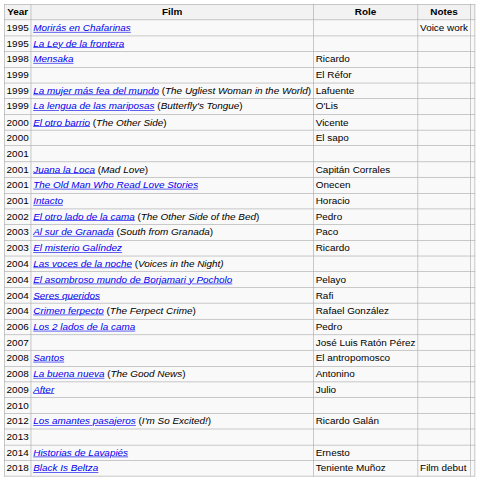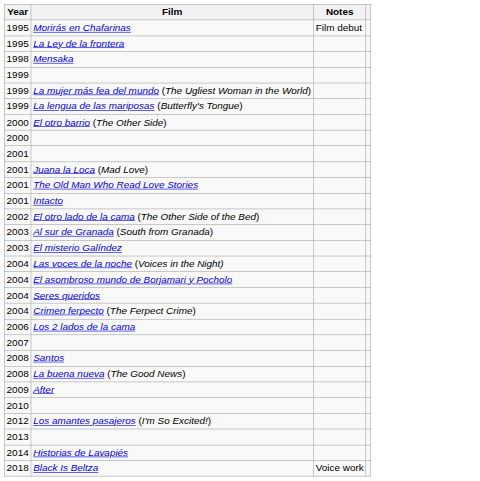- column: (366, 12)
(444, 28) Voice work -> (339, 28) Film debut
(443, 468) Film debut -> (340, 468) Voice work
